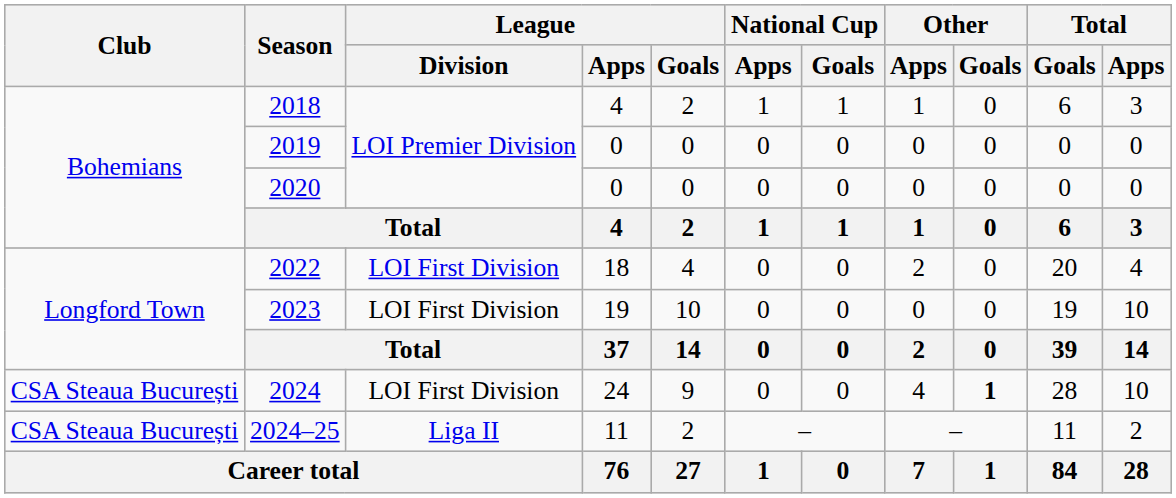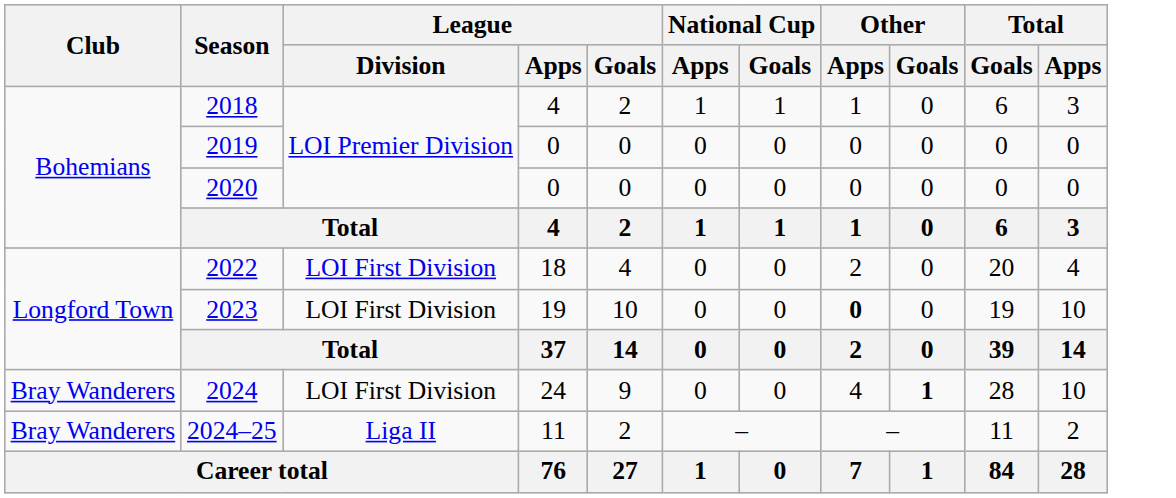(919, 308) normal -> (856, 308) bold
(124, 390) CSA Steaua București -> (93, 390) Bray Wanderers
(124, 430) CSA Steaua București -> (93, 430) Bray Wanderers
